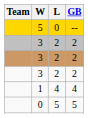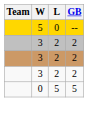- row: (40, 89)
